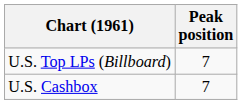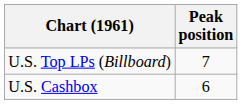(206, 86) 7 -> (206, 86) 6
